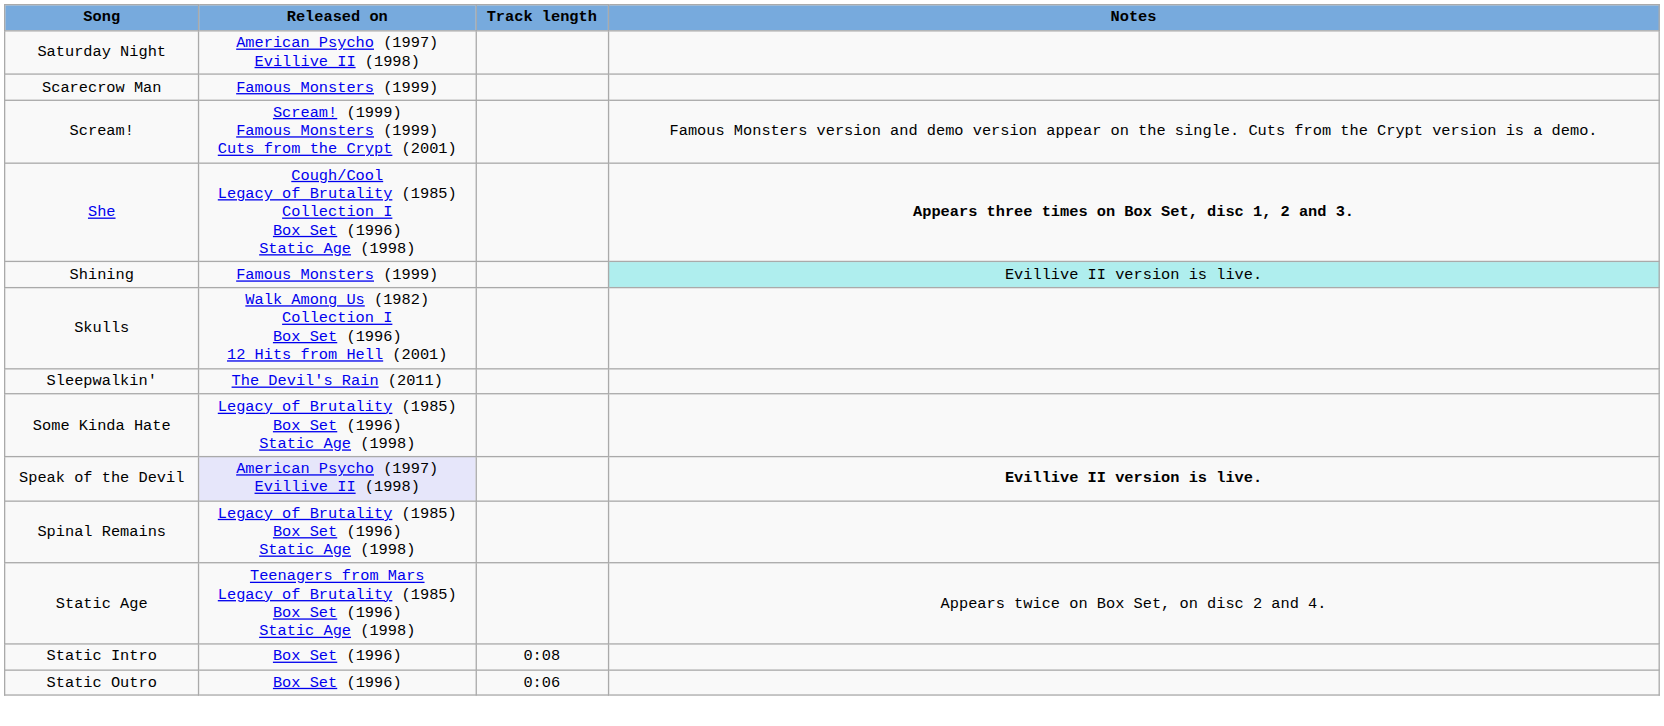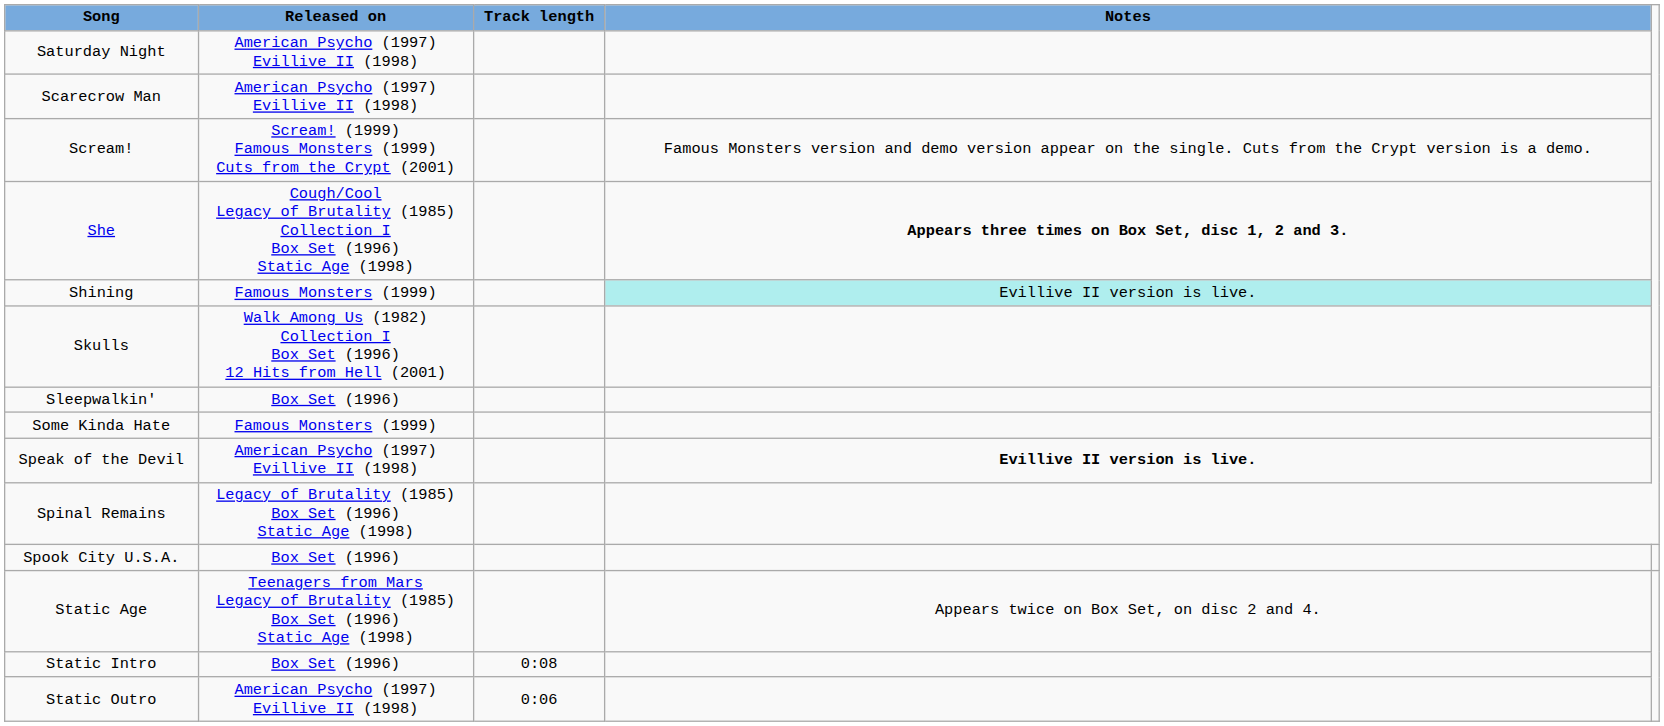(337, 87) Famous Monsters (1999) -> (336, 97) American Psycho (1997) Evillive II (1998)
(337, 381) The Devil's Rain (2011) -> (336, 400) Box Set (1996)
(337, 425) Legacy of Brutality (1985) Box Set (1996) Static Age (1998) -> (336, 425) Famous Monsters (1999)
(337, 479) lavender background -> (336, 460) no background
+ row: (101, 558)
(337, 682) Box Set (1996) -> (336, 699) American Psycho (1997) Evillive II (1998)
